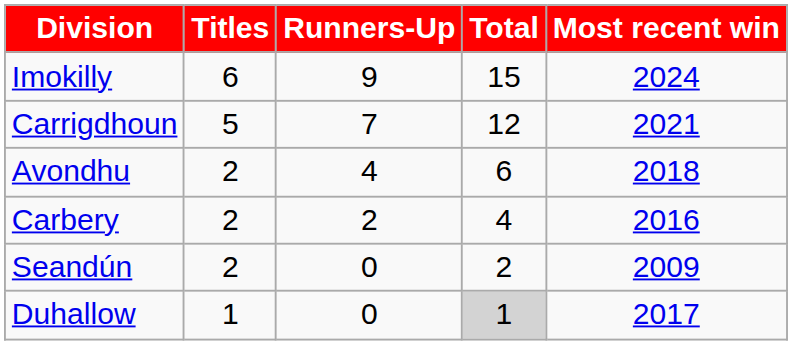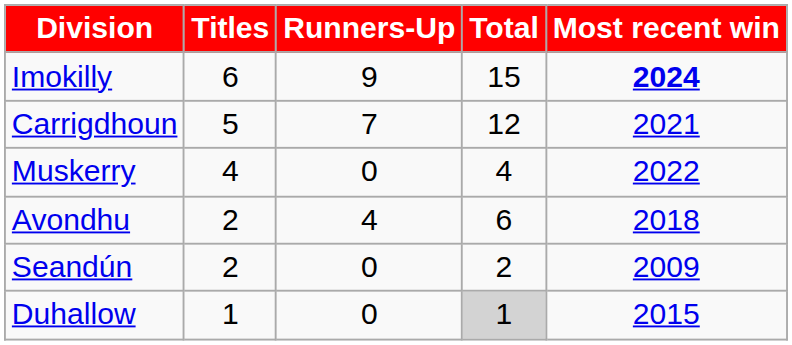(666, 76) normal -> (666, 76) bold
+ row: (74, 171)
- row: (65, 219)
(666, 314) 2017 -> (666, 314) 2015
